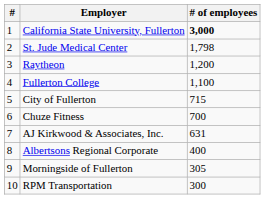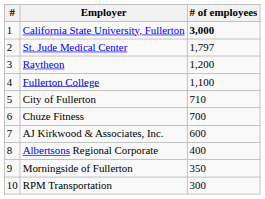(202, 47) 1,798 -> (202, 47) 1,797
(198, 99) 715 -> (198, 99) 710
(198, 133) 631 -> (198, 133) 600
(198, 168) 305 -> (198, 168) 350
